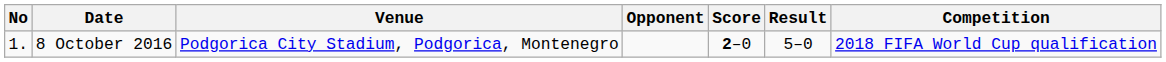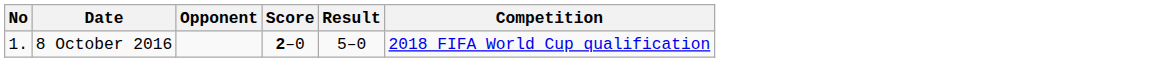- column: (399, 18)
